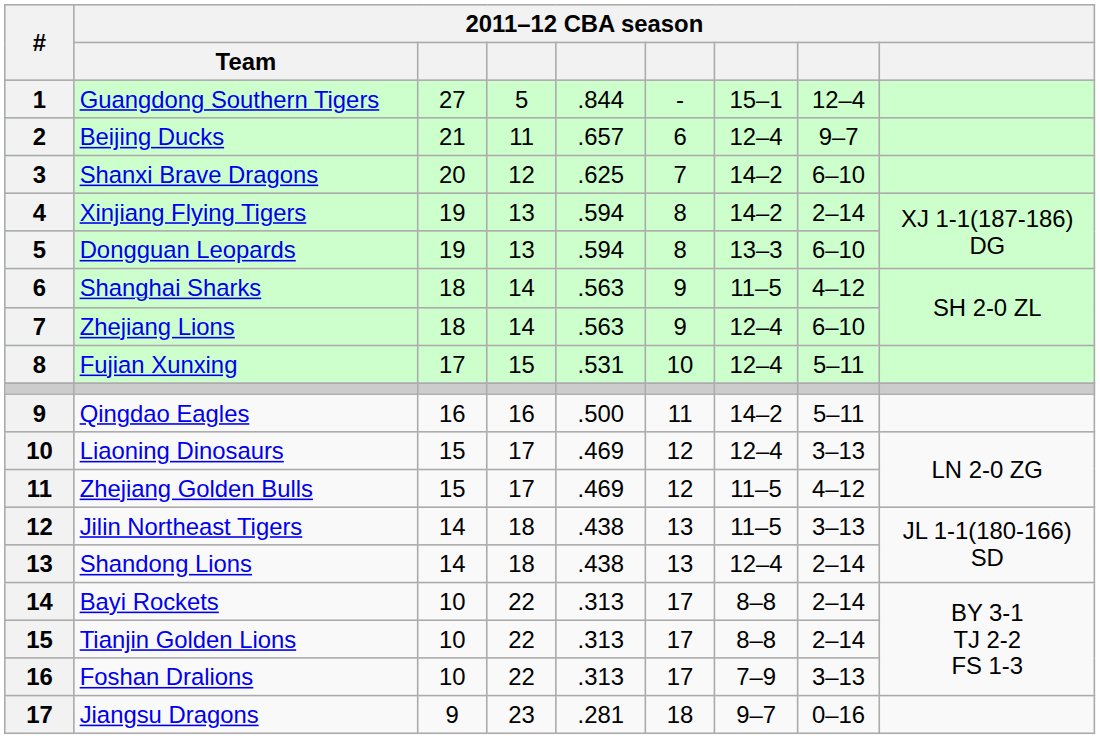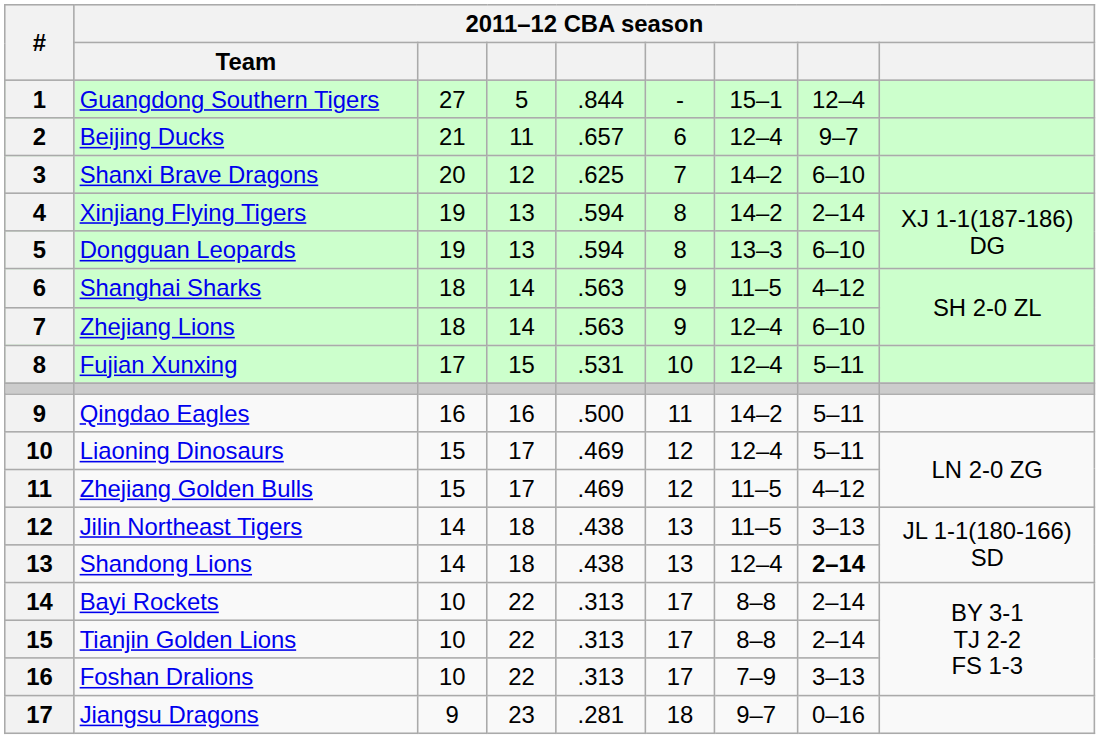(839, 451) 3–13 -> (839, 451) 5–11
(839, 564) normal -> (839, 564) bold
